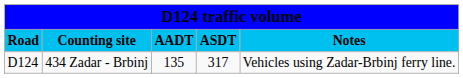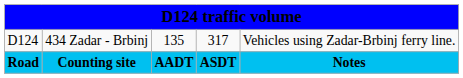rows swapped: (23, 40) <-> (23, 62)
